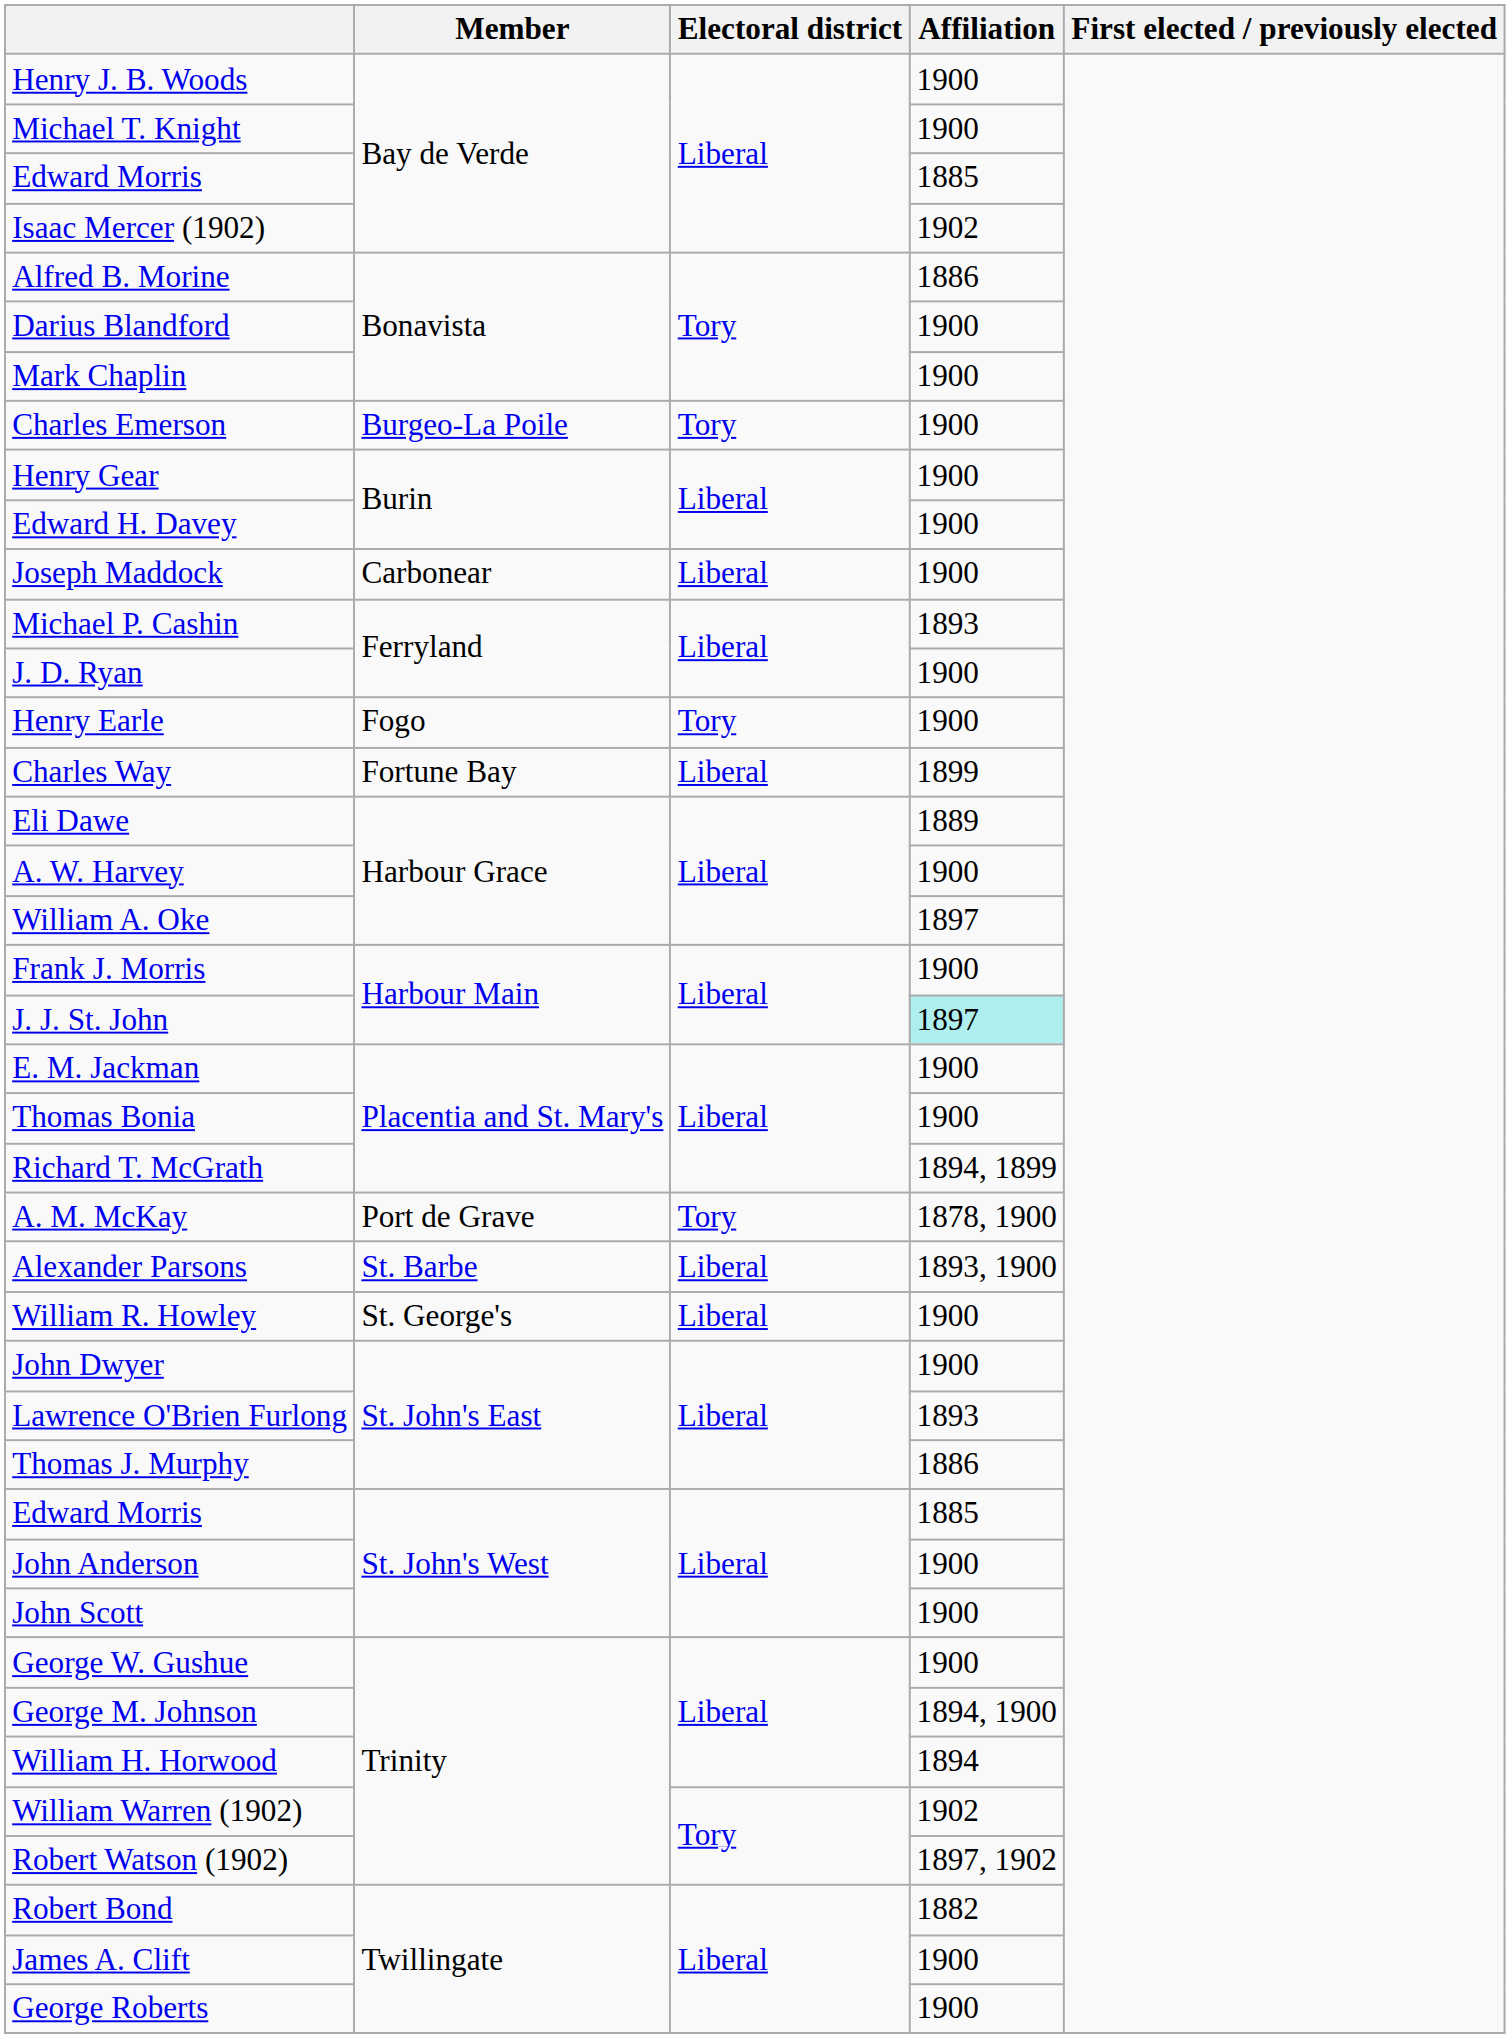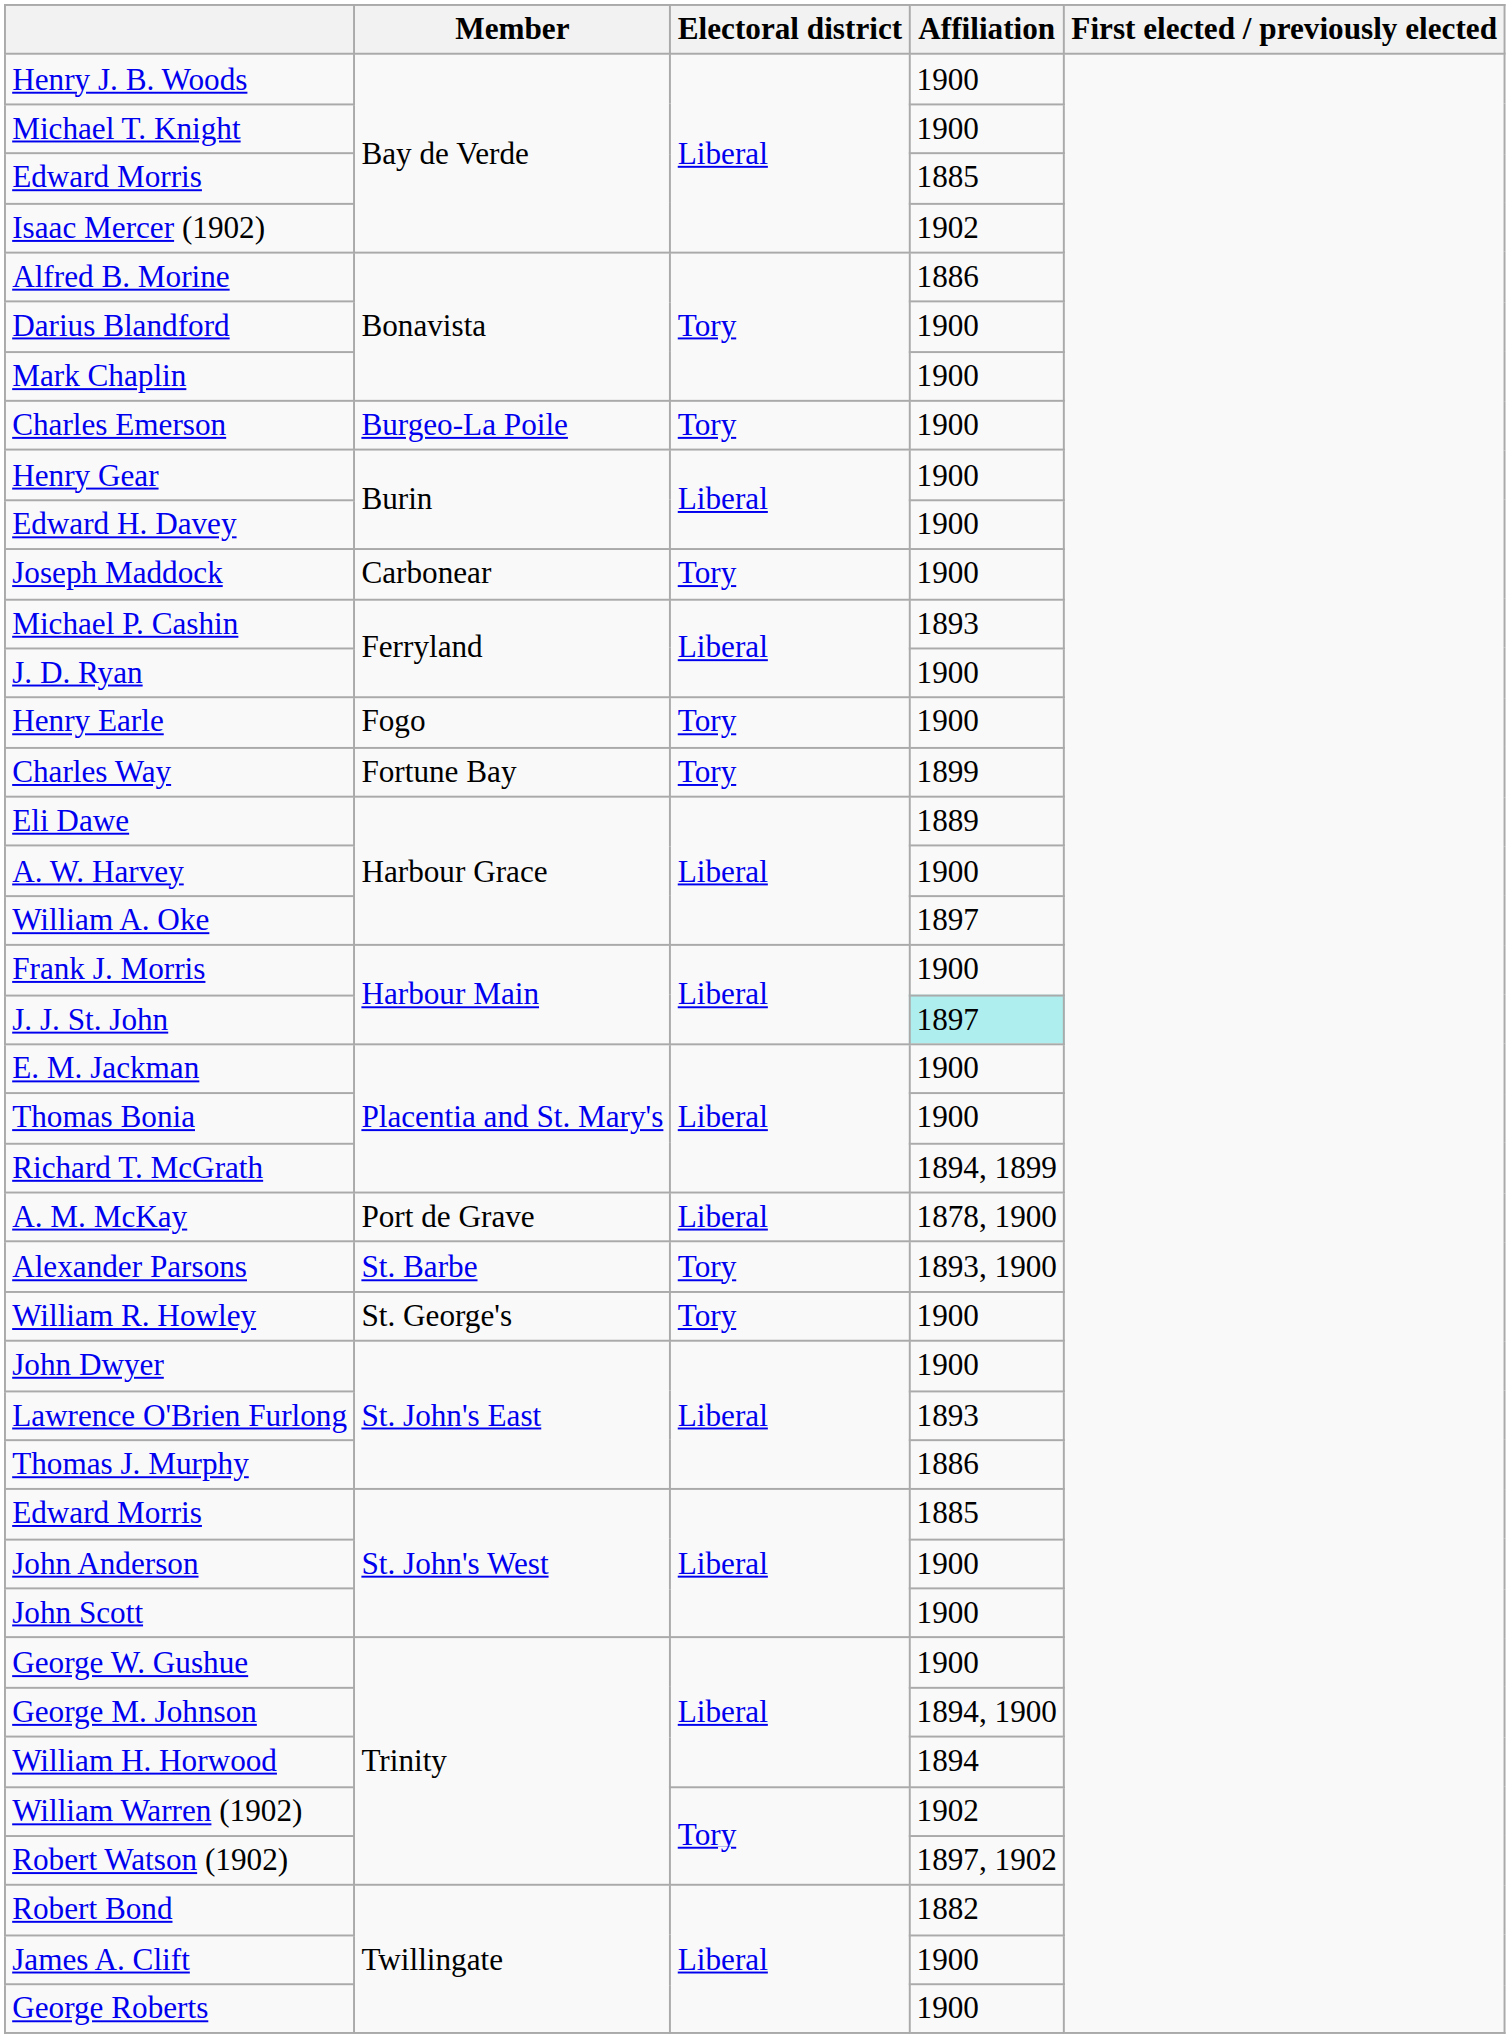(723, 573) Liberal -> (707, 573) Tory
(723, 771) Liberal -> (707, 771) Tory
(707, 1216) Tory -> (723, 1216) Liberal
(723, 1266) Liberal -> (707, 1266) Tory
(723, 1315) Liberal -> (707, 1315) Tory
